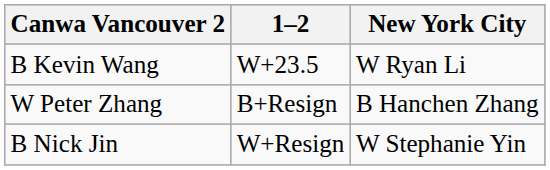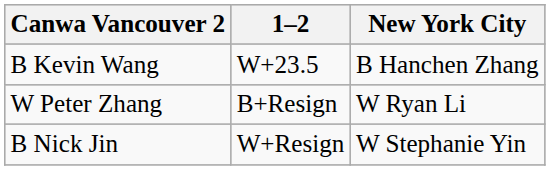(411, 64) W Ryan Li -> (447, 64) B Hanchen Zhang
(447, 104) B Hanchen Zhang -> (411, 104) W Ryan Li
